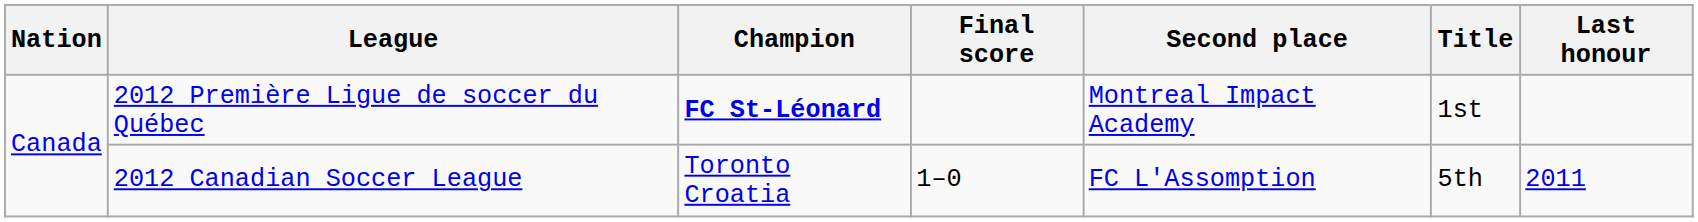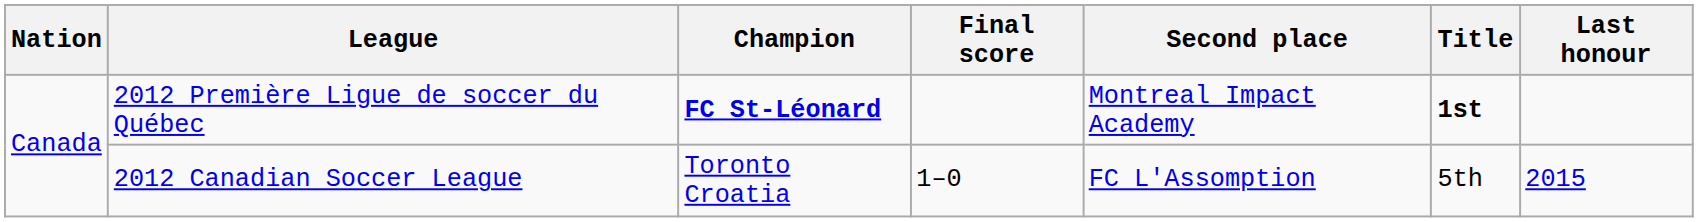(1460, 110) normal -> (1460, 110) bold
(1556, 180) 2011 -> (1556, 180) 2015
